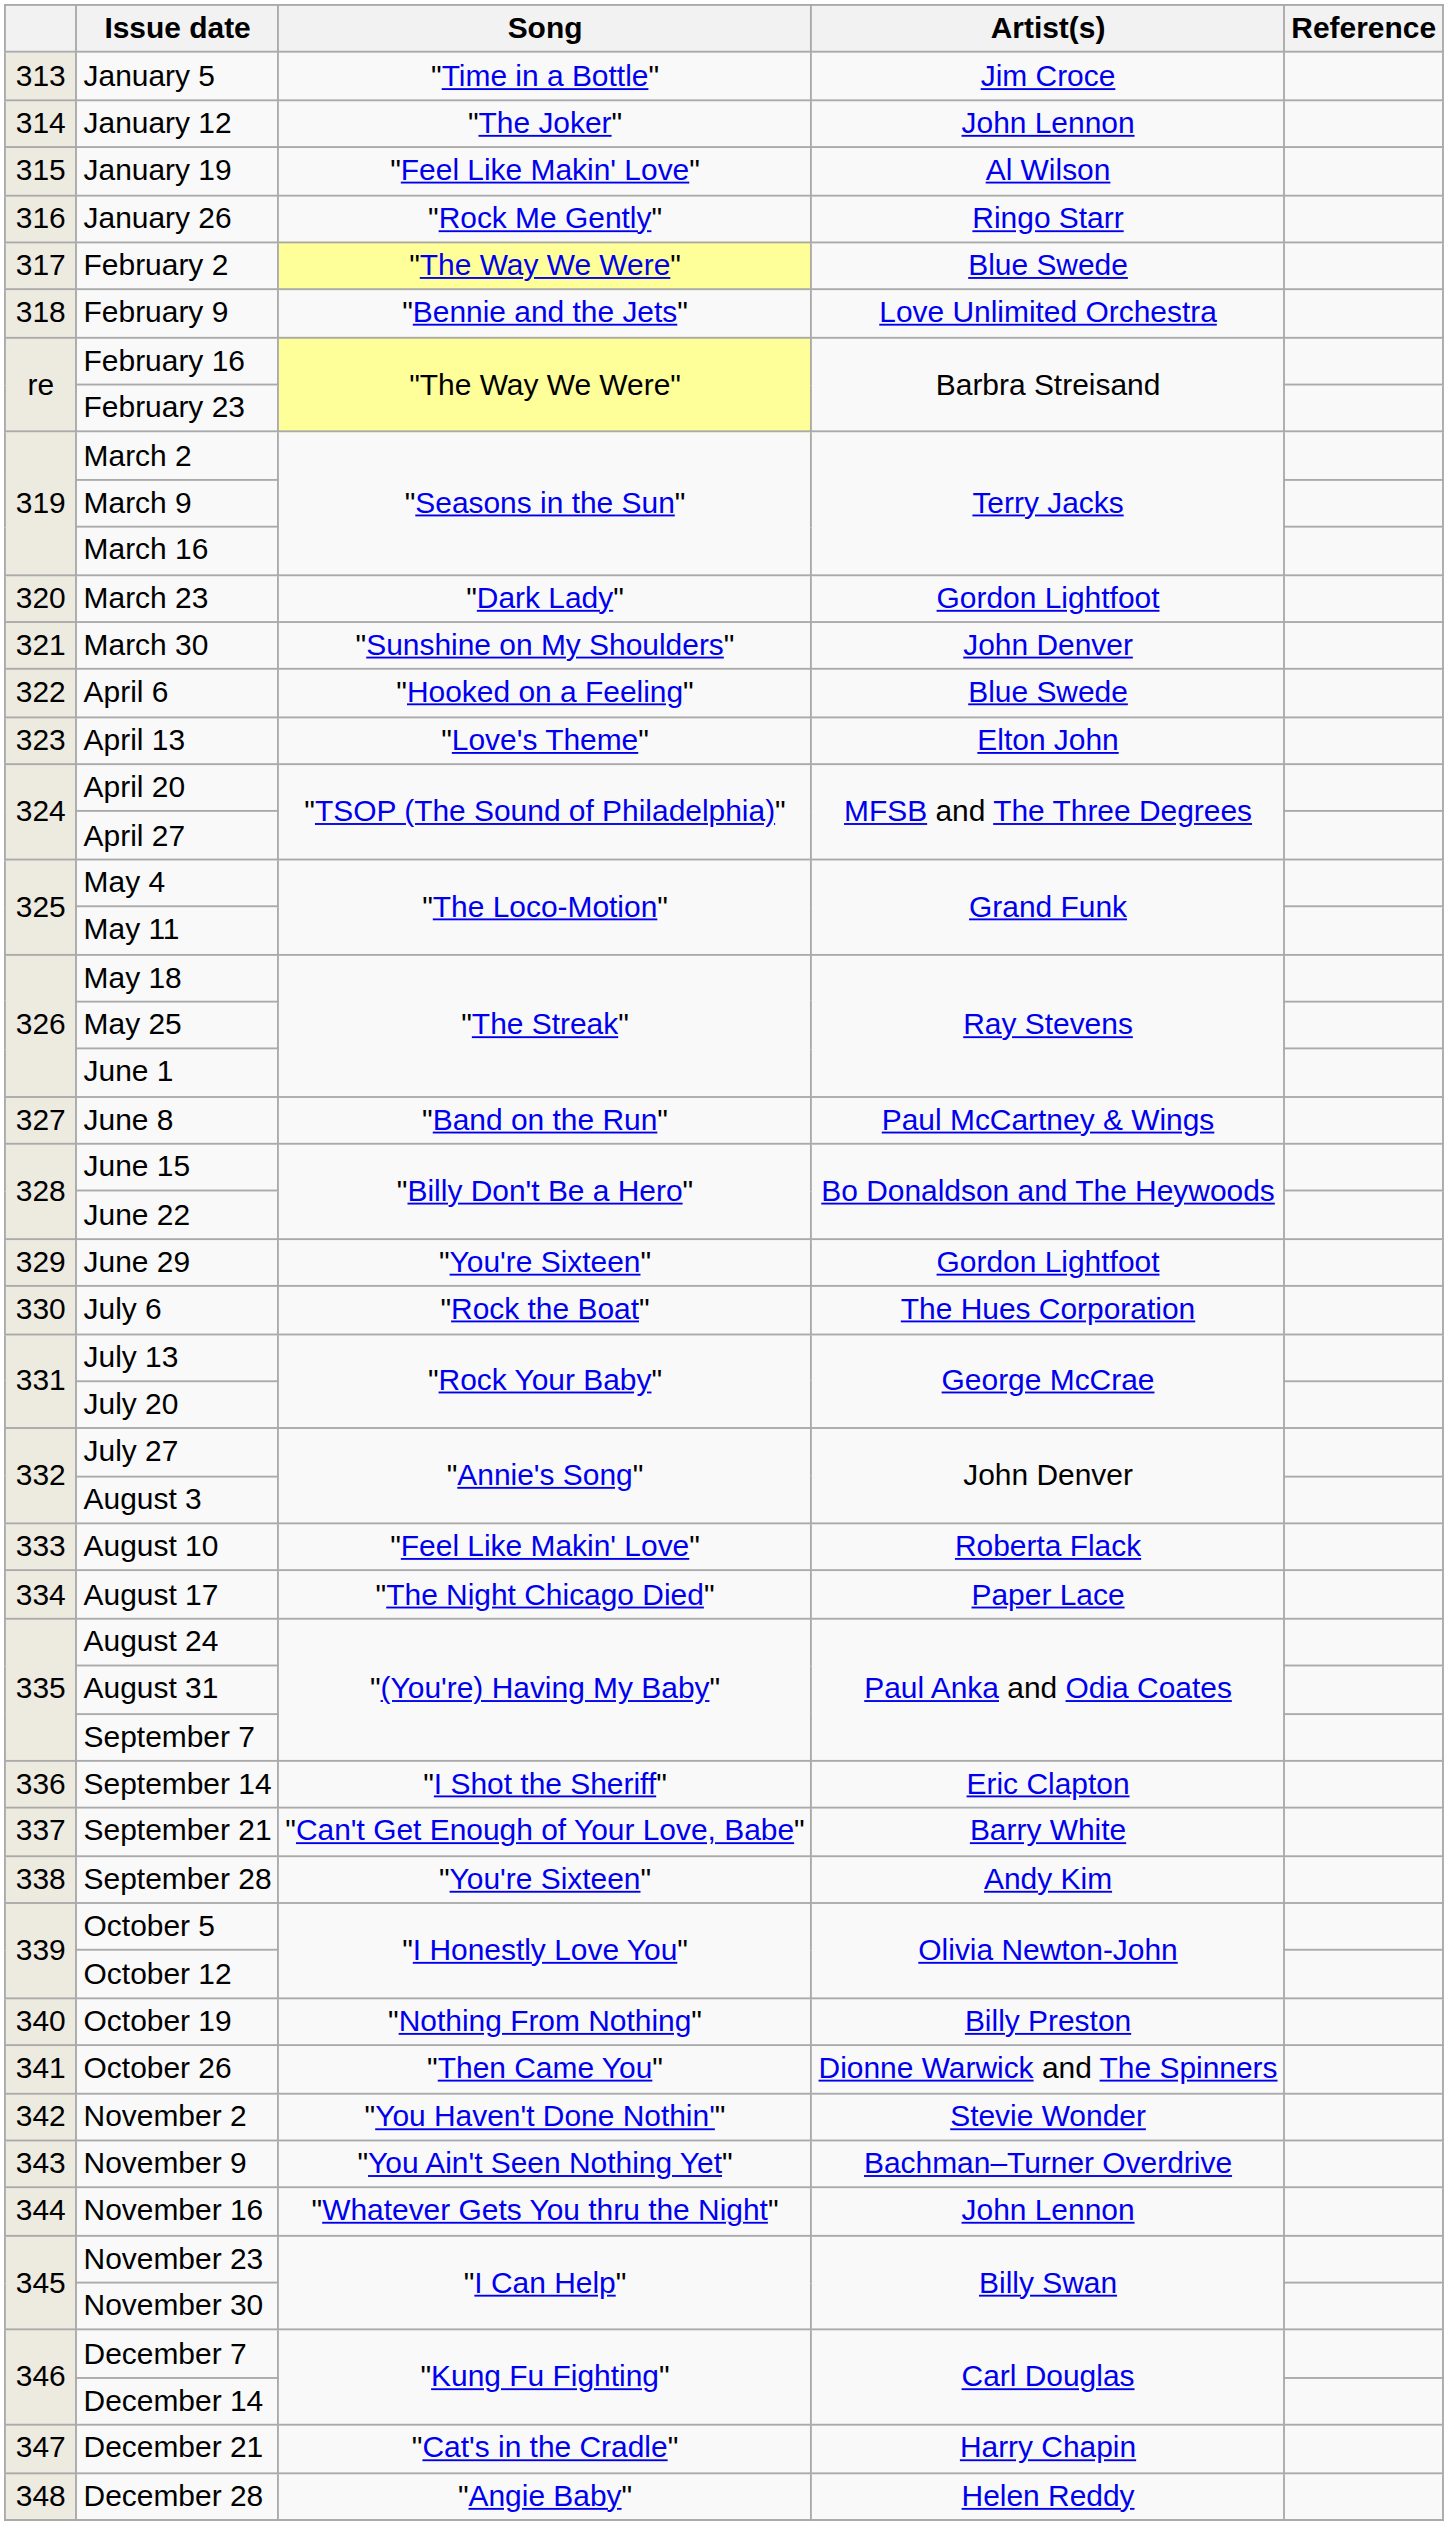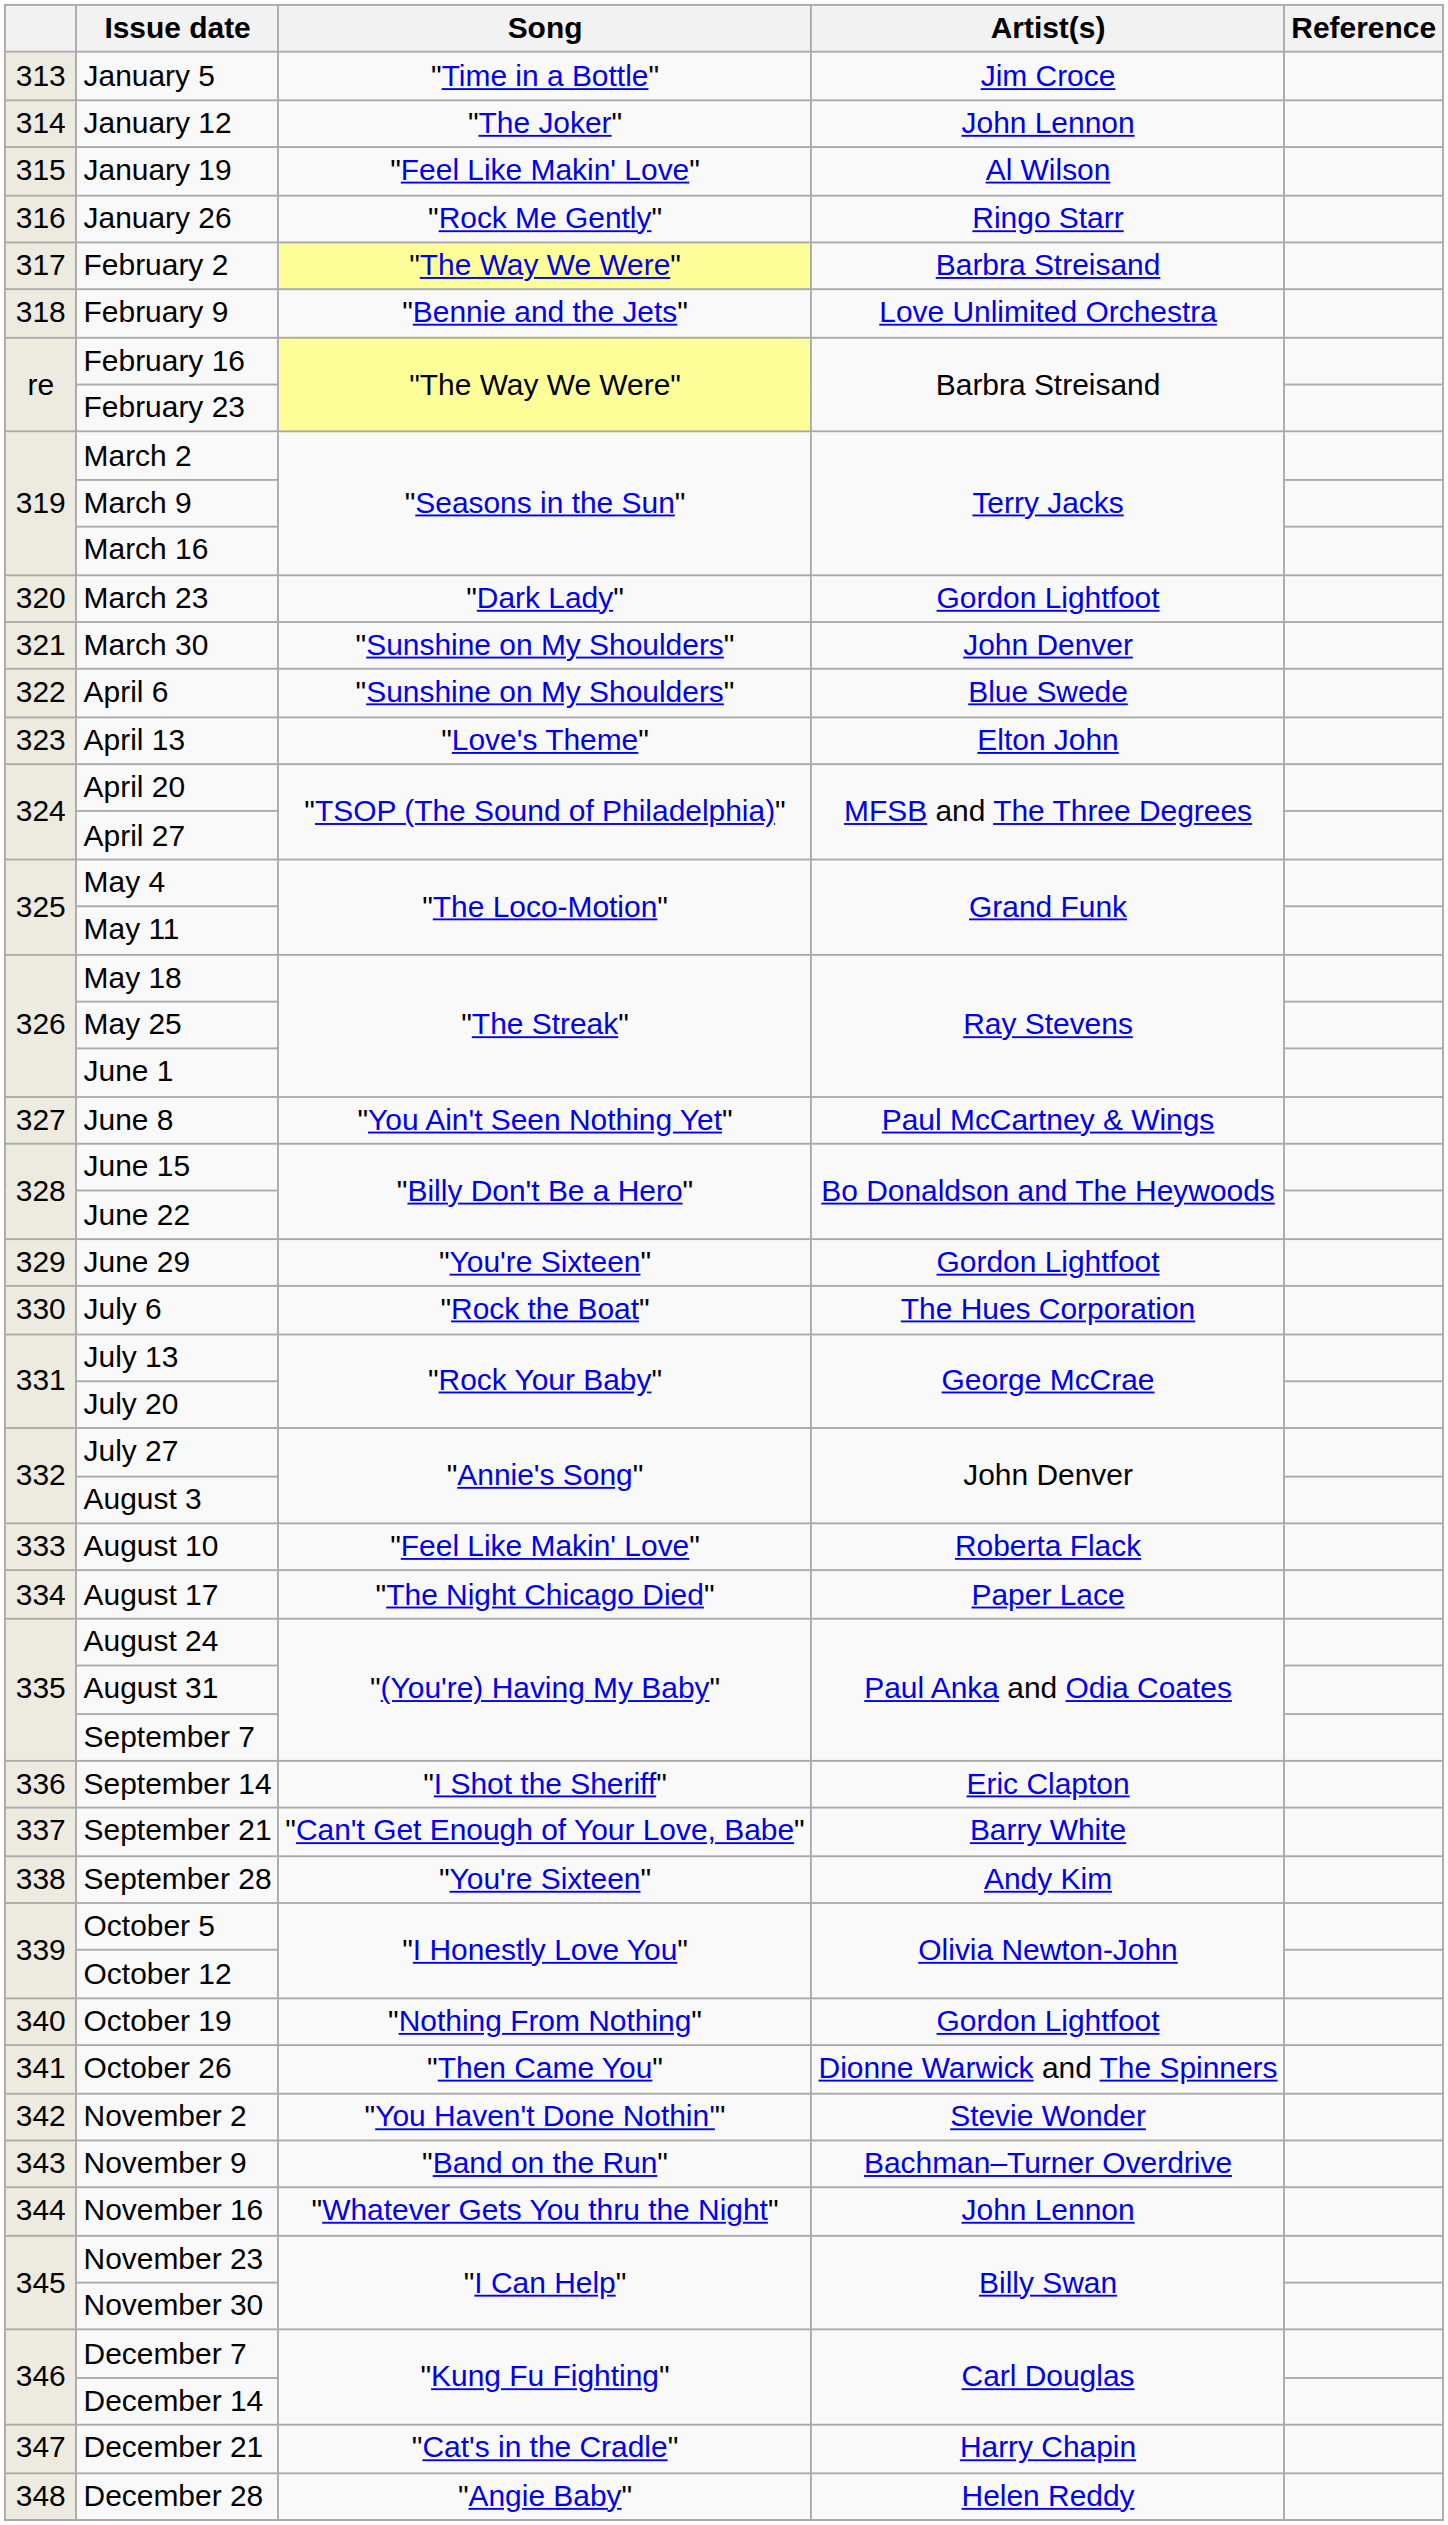(1048, 265) Blue Swede -> (1048, 265) Barbra Streisand
(545, 692) "Hooked on a Feeling" -> (545, 692) "Sunshine on My Shoulders"
(545, 1119) "Band on the Run" -> (545, 1119) "You Ain't Seen Nothing Yet"
(1048, 2021) Billy Preston -> (1048, 2021) Gordon Lightfoot
(545, 2163) "You Ain't Seen Nothing Yet" -> (545, 2163) "Band on the Run"
